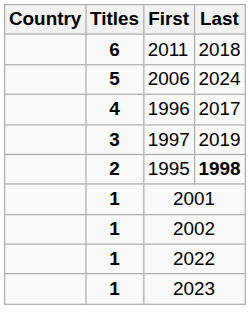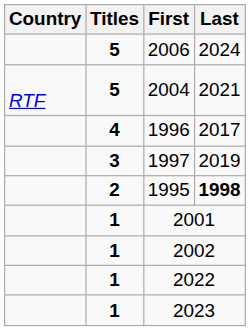- row: (168, 49)
+ row: (169, 89)
